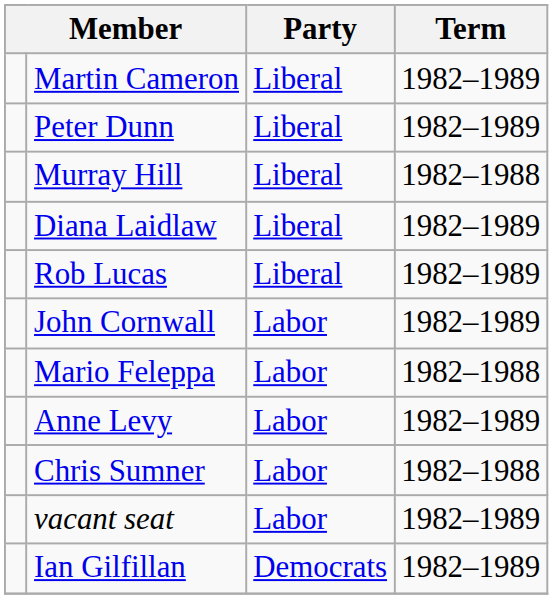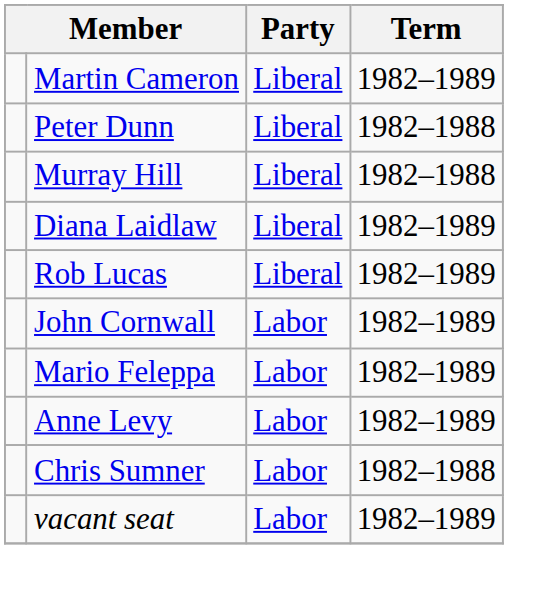(471, 126) 1982–1989 -> (426, 126) 1982–1988
(471, 371) 1982–1988 -> (426, 371) 1982–1989
- row: (110, 567)
